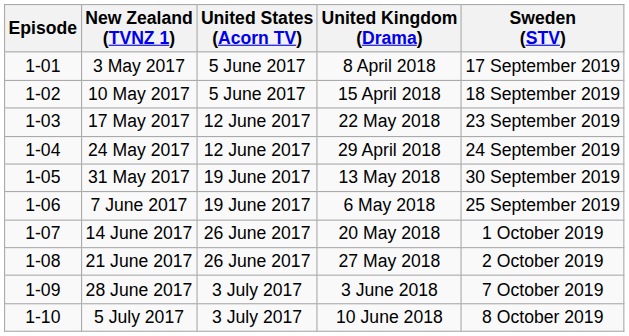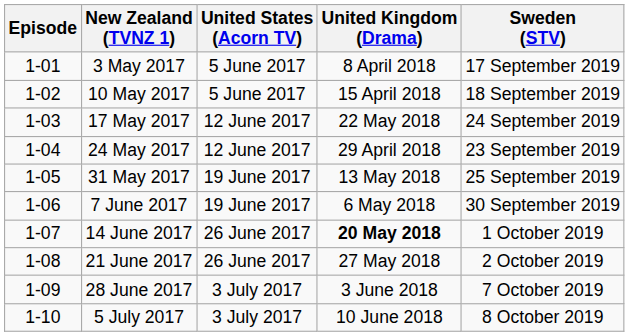(543, 121) 23 September 2019 -> (543, 121) 24 September 2019
(543, 149) 24 September 2019 -> (543, 149) 23 September 2019
(543, 177) 30 September 2019 -> (543, 177) 25 September 2019
(543, 205) 25 September 2019 -> (543, 205) 30 September 2019
(389, 233) normal -> (389, 233) bold
